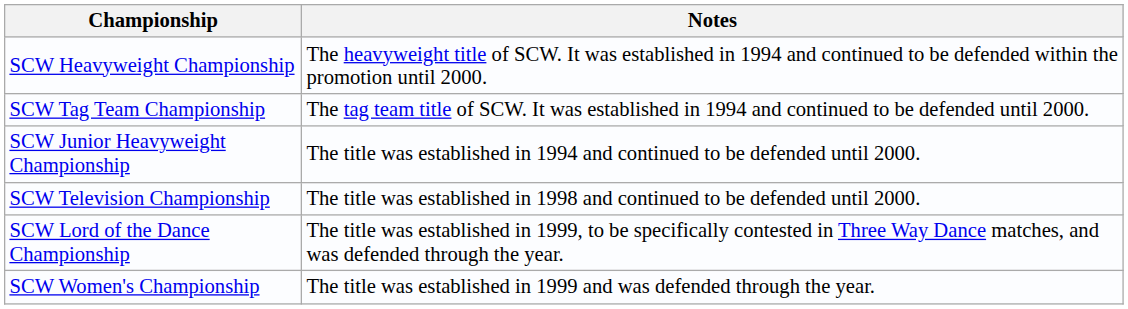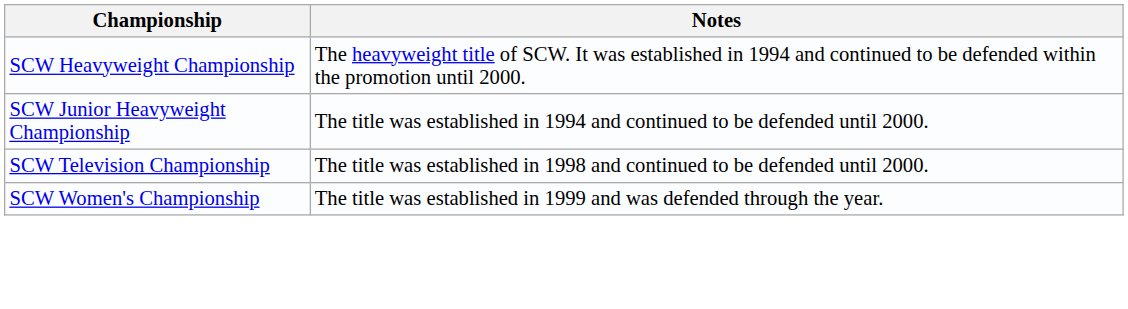- row: (137, 109)
- row: (110, 242)
